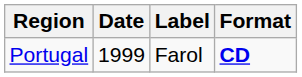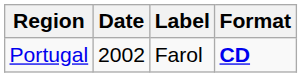(121, 54) 1999 -> (121, 54) 2002
